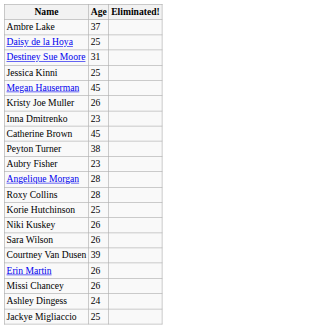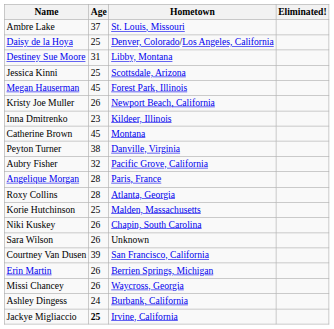+ column: (192, 12)
(96, 164) 23 -> (96, 164) 32
(96, 316) normal -> (96, 316) bold
